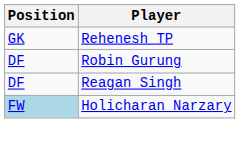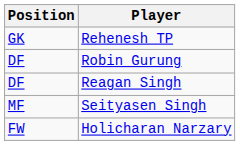+ row: (144, 107)
(16, 107) lightblue background -> (16, 129) no background
